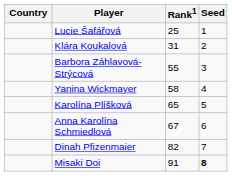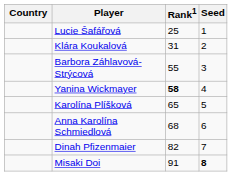(173, 89) normal -> (173, 89) bold
(173, 126) 67 -> (173, 126) 68
